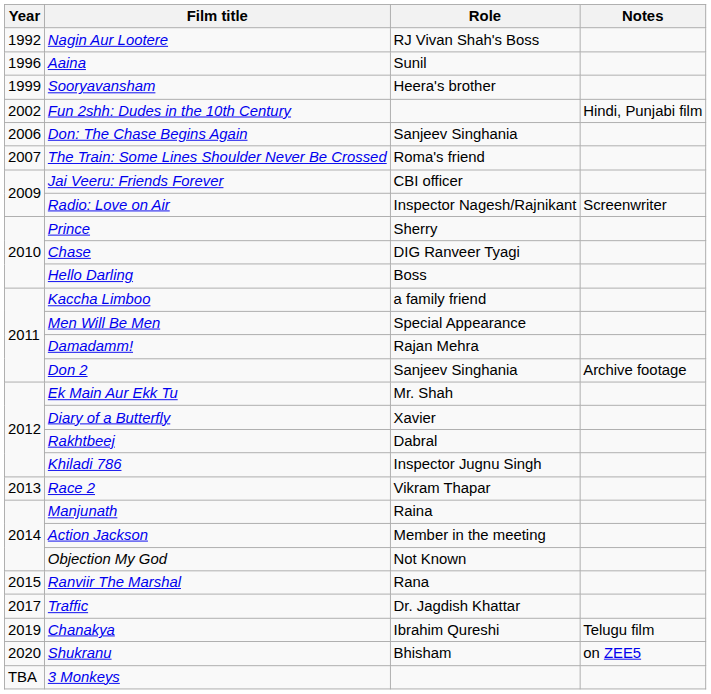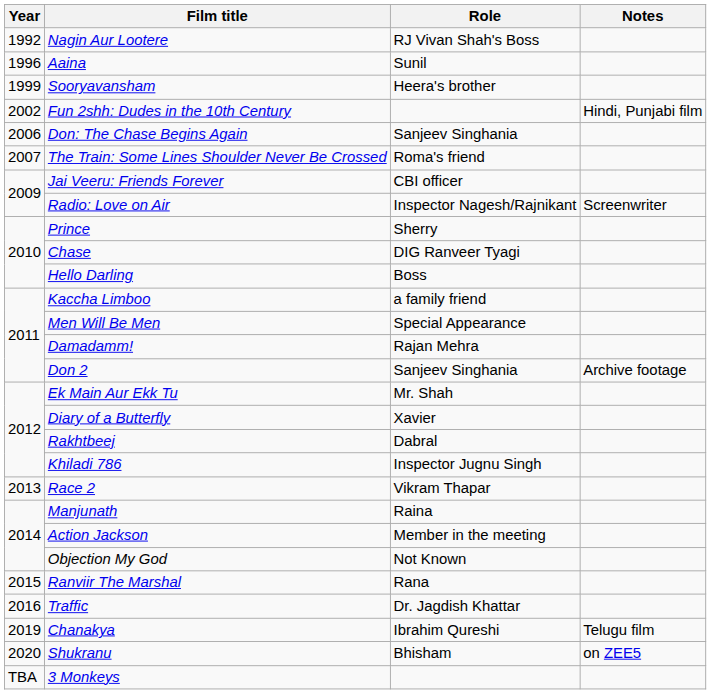(24, 606) 2017 -> (24, 606) 2016
